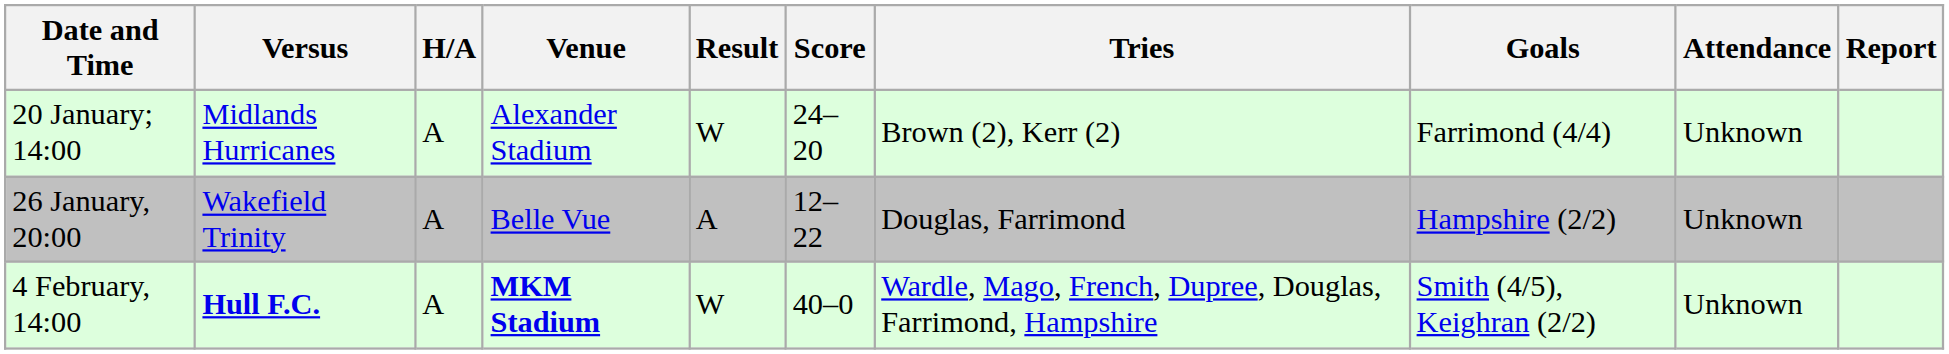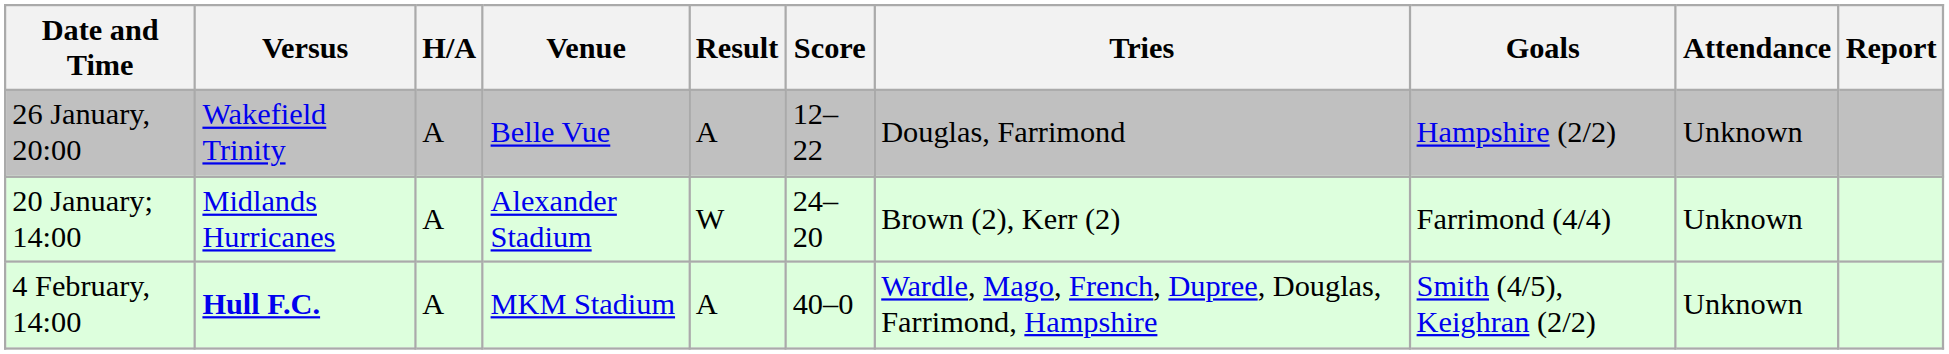rows swapped: (83, 132) <-> (81, 218)
(545, 304) bold -> (583, 304) normal
(710, 304) W -> (707, 304) A
